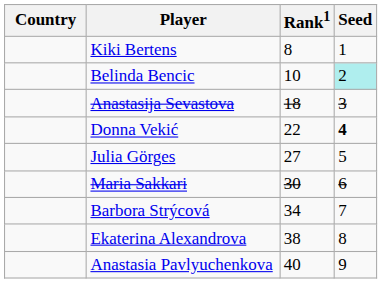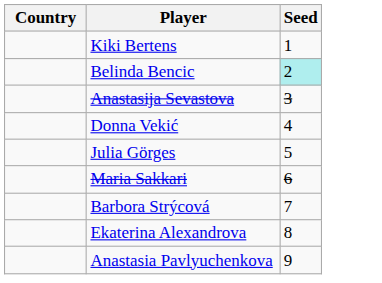- column: (307, 20)
(343, 130) bold -> (288, 125) normal
